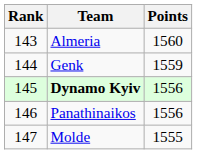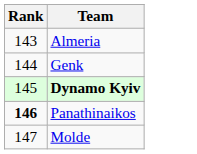- column: (168, 16)
(26, 112) normal -> (26, 112) bold
